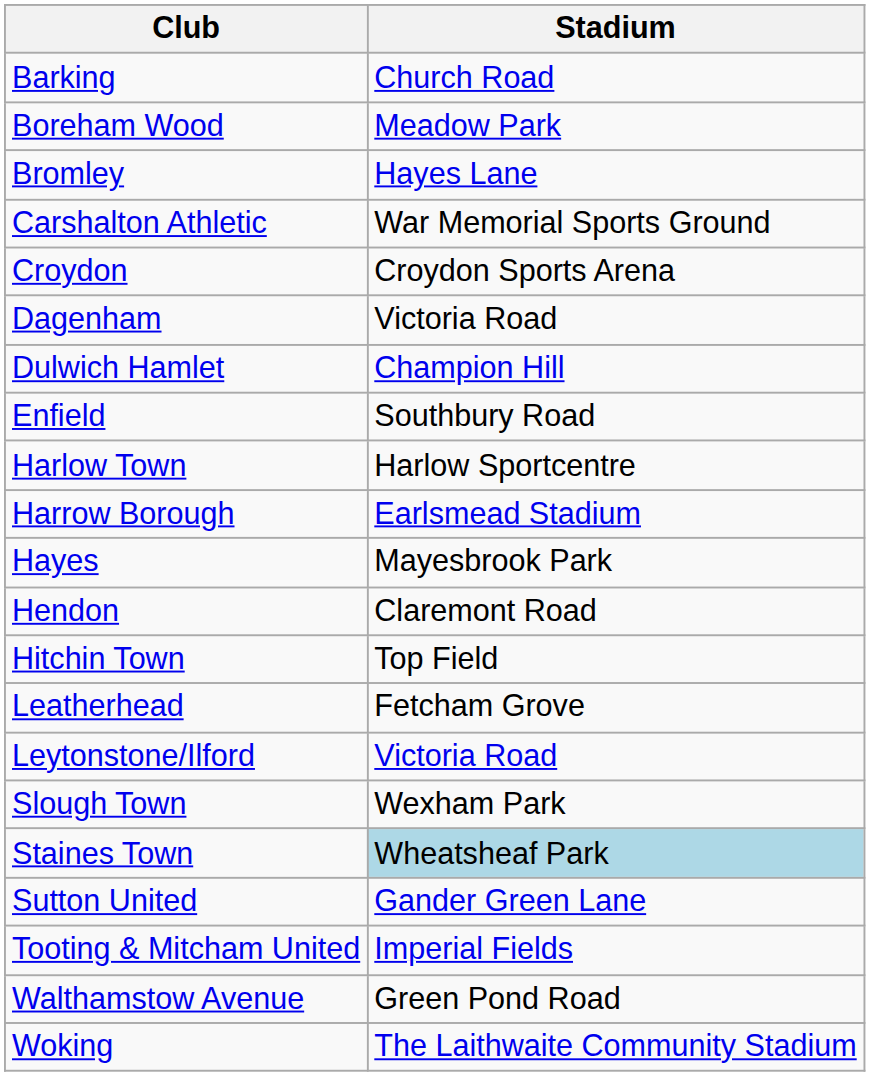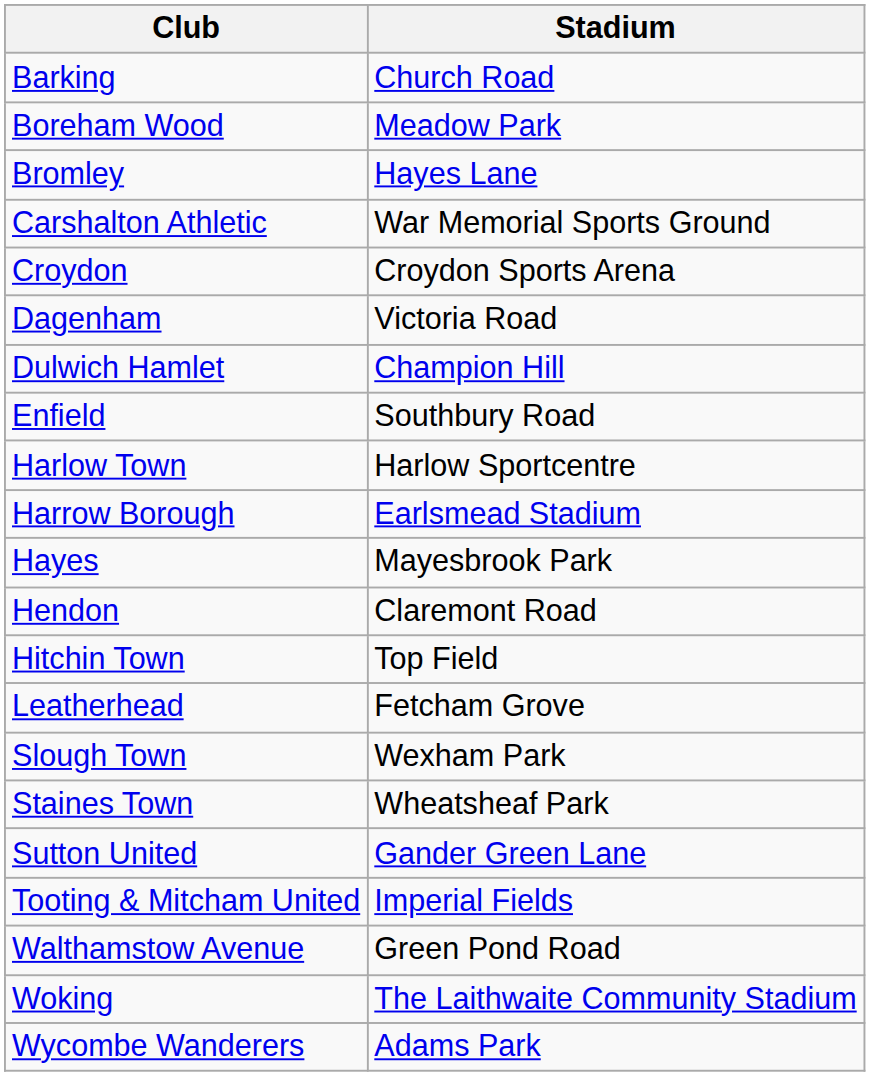- row: (133, 755)
(492, 852) lightblue background -> (492, 804) no background
+ row: (158, 1046)
